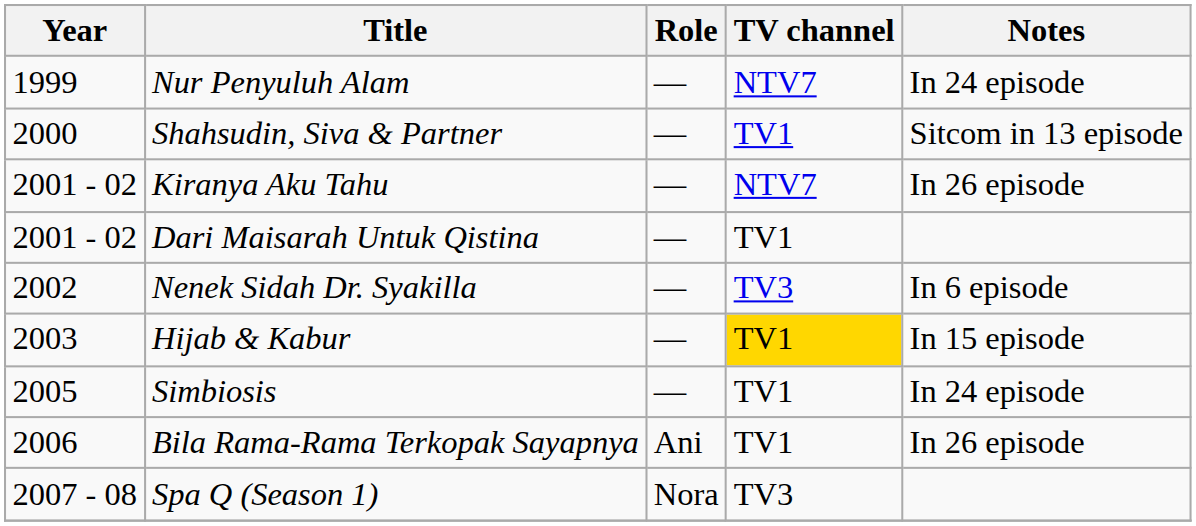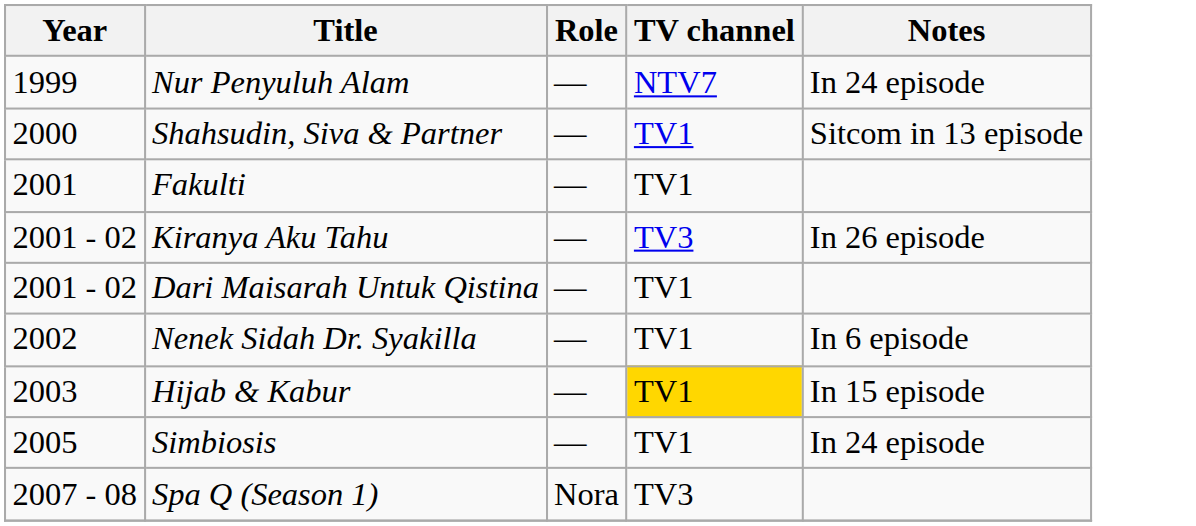+ row: (199, 184)
(775, 184) NTV7 -> (664, 236) TV3
(763, 287) TV3 -> (664, 339) TV1
- row: (395, 442)
